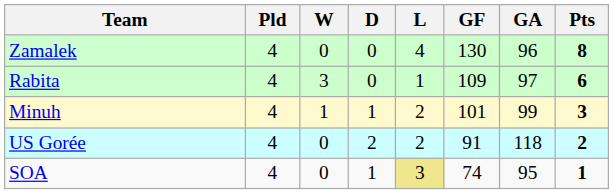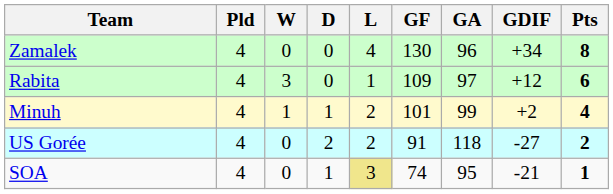+ column: (527, 19)
(582, 111) 3 -> (585, 111) 4
